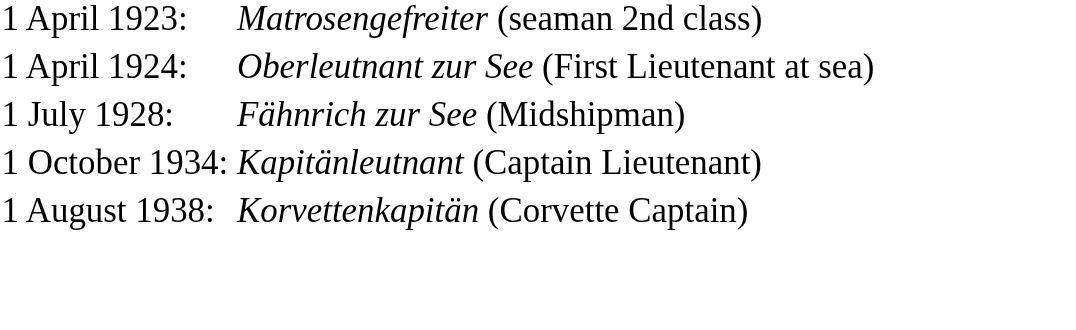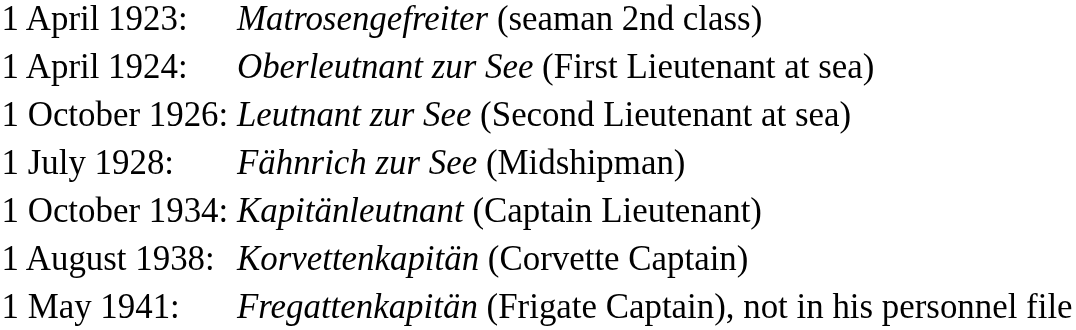+ row: (115, 114)
+ row: (91, 306)
